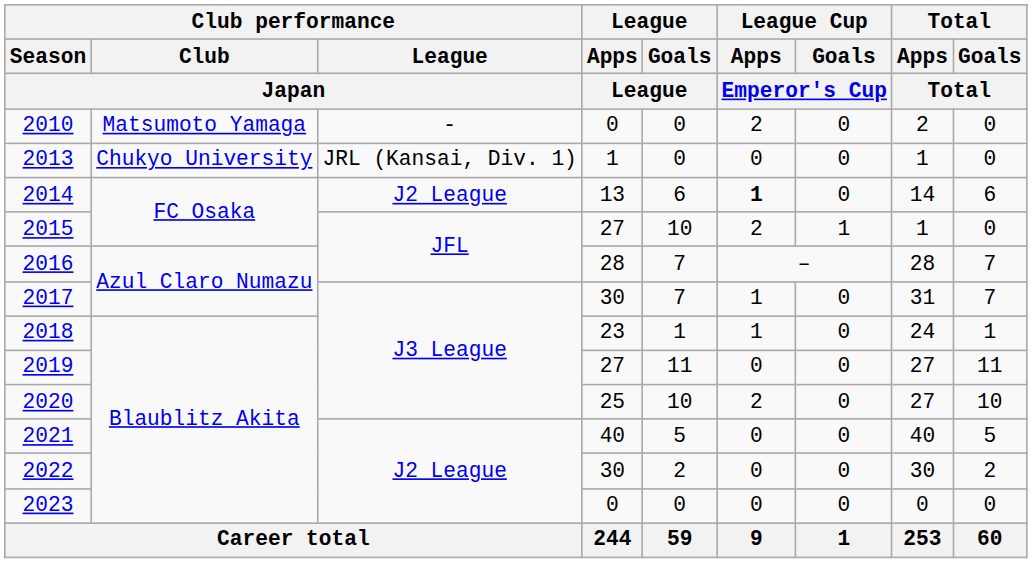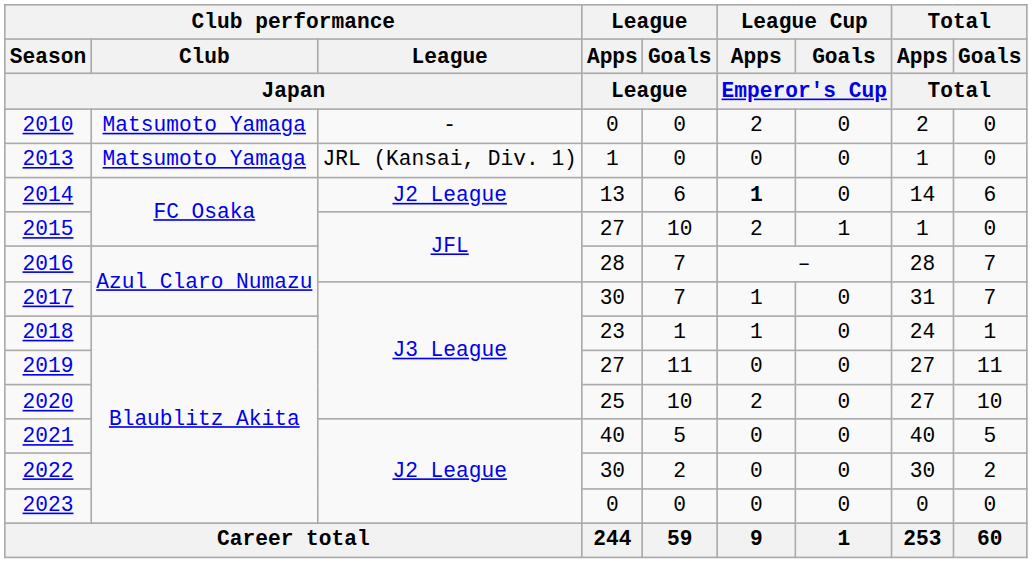(204, 160) Chukyo University -> (204, 160) Matsumoto Yamaga
